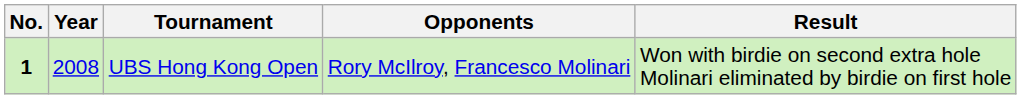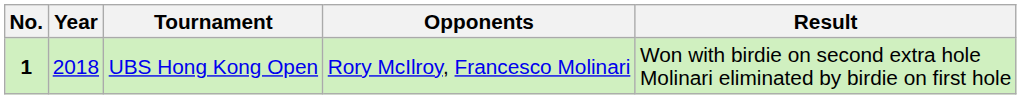(76, 66) 2008 -> (76, 66) 2018
